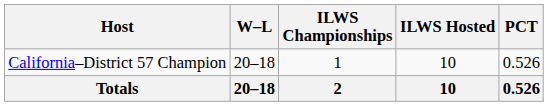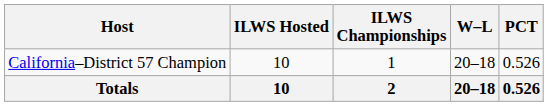columns swapped: (448, 26) <-> (254, 26)
